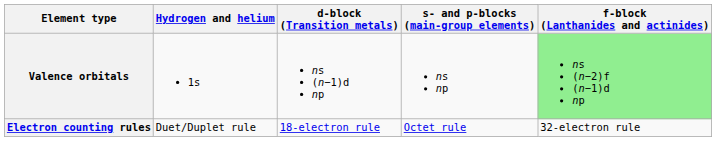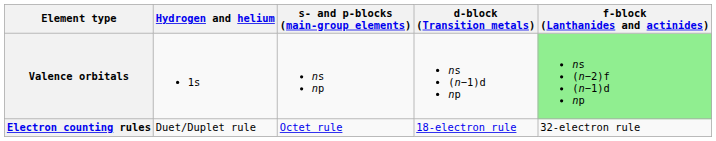columns swapped: (469, 19) <-> (339, 19)
